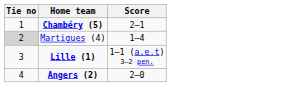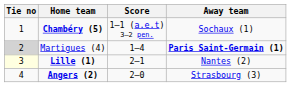+ column: (226, 11)
(137, 25) 2–1 -> (137, 29) 1–1 (a.e.t) 3–2 pen.
(21, 57) no background -> (21, 61) lightyellow background
(137, 57) 1–1 (a.e.t) 3–2 pen. -> (137, 61) 2–1
